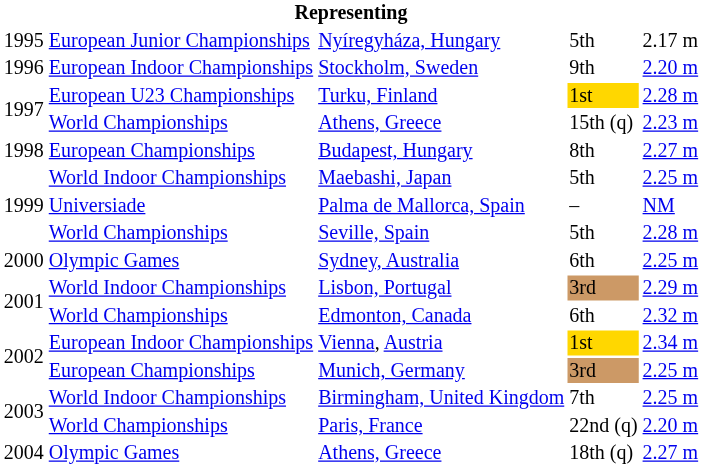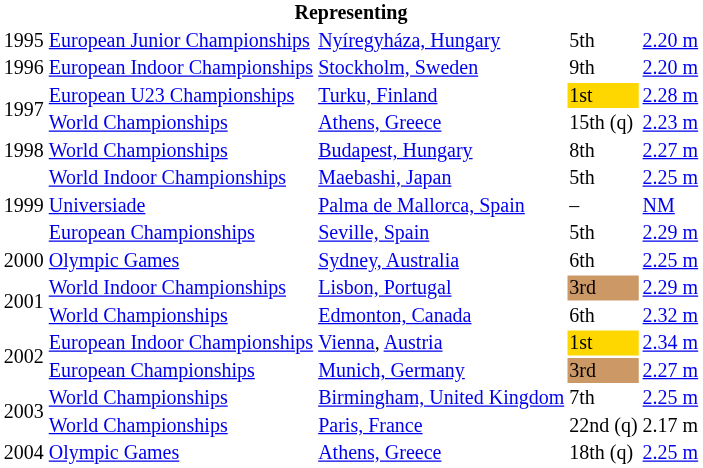(670, 40) 2.17 m -> (670, 40) 2.20 m
(152, 150) European Championships -> (138, 150) World Championships
(138, 232) World Championships -> (152, 232) European Championships
(670, 232) 2.28 m -> (670, 232) 2.29 m
(670, 370) 2.25 m -> (670, 370) 2.27 m
(167, 397) World Indoor Championships -> (138, 397) World Championships
(670, 425) 2.20 m -> (670, 425) 2.17 m
(670, 452) 2.27 m -> (670, 452) 2.25 m
